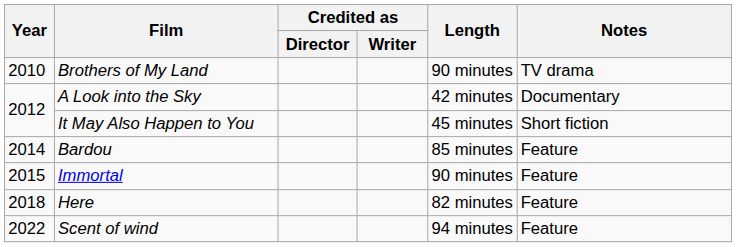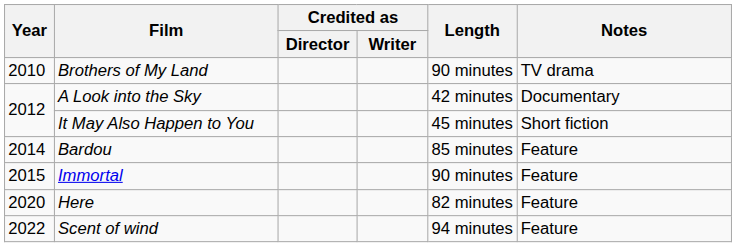(27, 202) 2018 -> (27, 202) 2020
